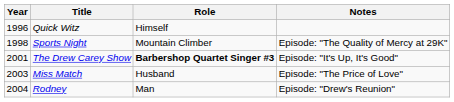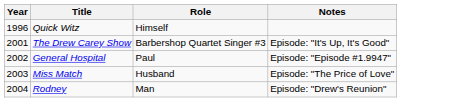- row: (60, 43)
(205, 58) bold -> (201, 43) normal
+ row: (69, 58)
